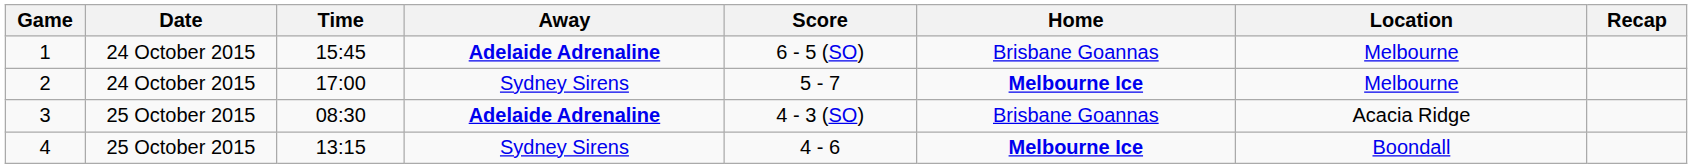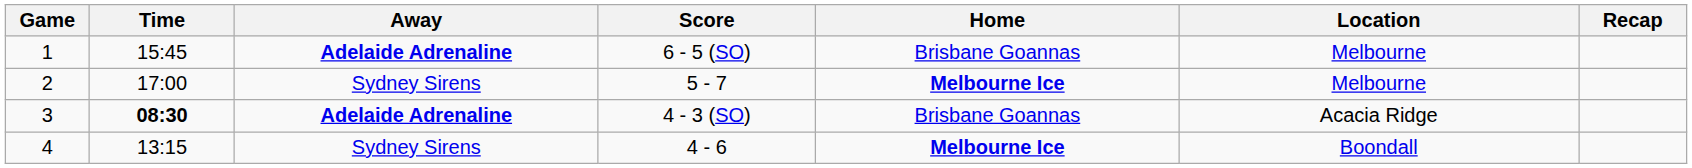- column: (181, 20)
(341, 115) normal -> (162, 115) bold
